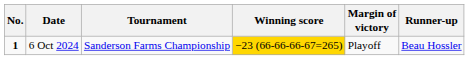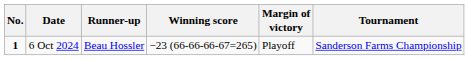columns swapped: (157, 20) <-> (431, 20)
(289, 45) gold background -> (203, 45) no background
